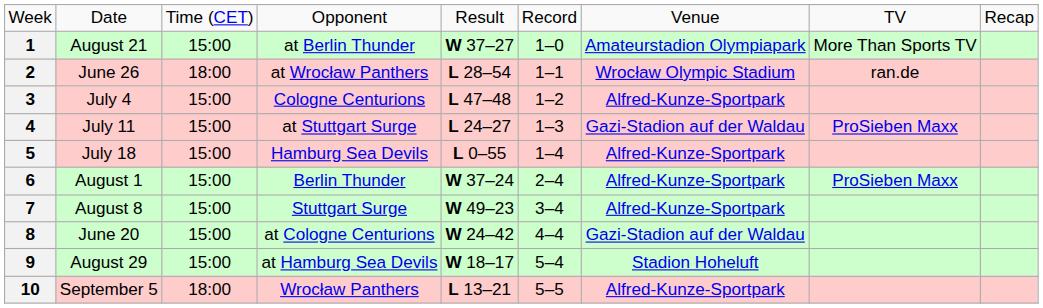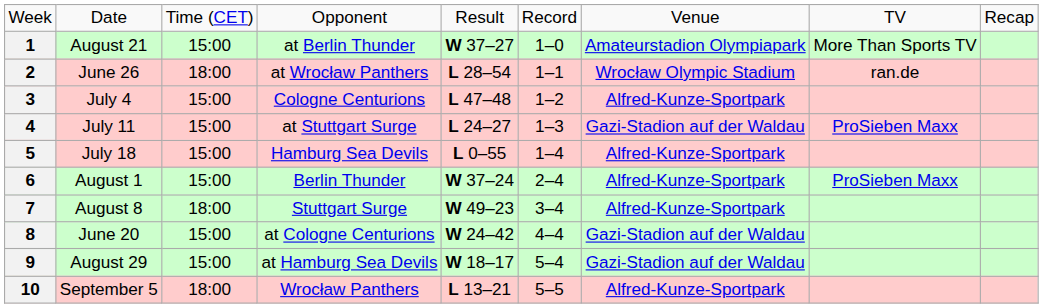(210, 208) 15:00 -> (210, 208) 18:00
(695, 262) Stadion Hoheluft -> (695, 262) Gazi-Stadion auf der Waldau
